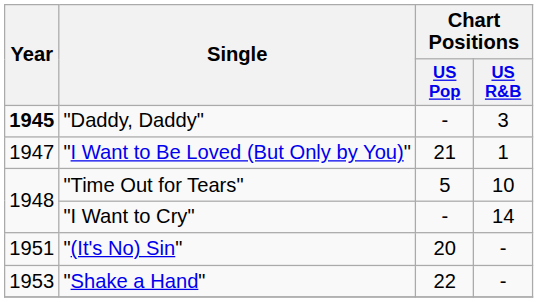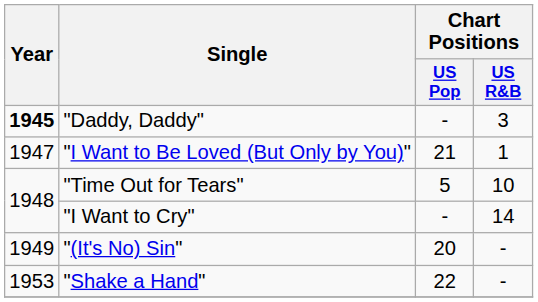(32, 248) 1951 -> (32, 248) 1949
